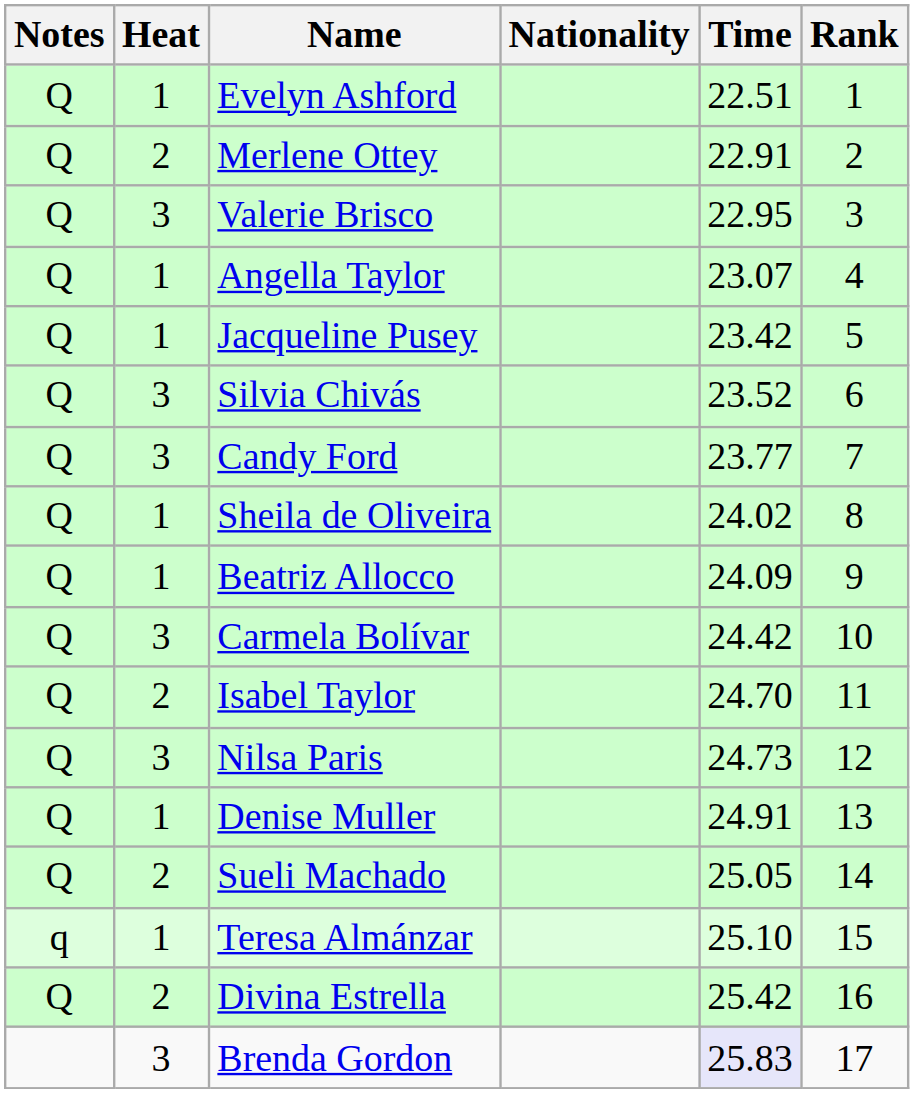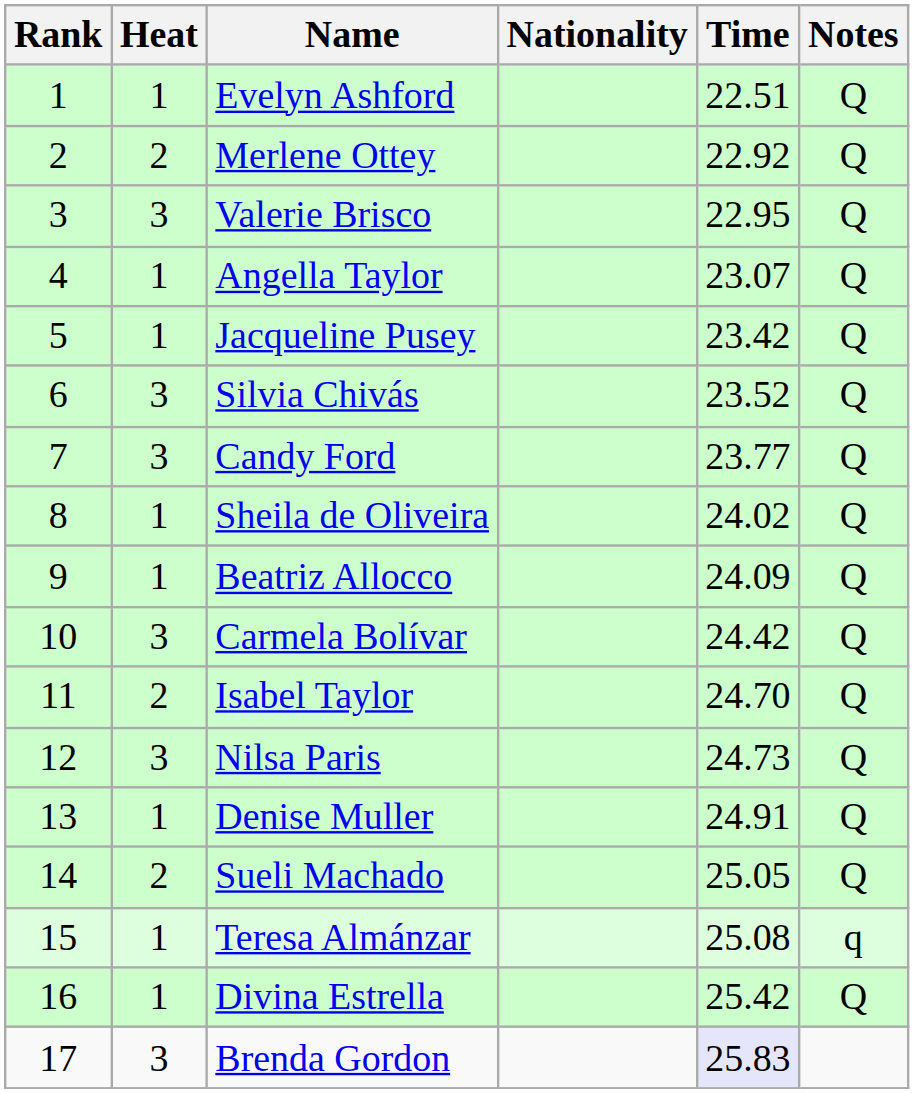columns swapped: (854, 34) <-> (59, 34)
(750, 154) 22.91 -> (748, 154) 22.92
(750, 936) 25.10 -> (748, 936) 25.08
(161, 996) 2 -> (159, 996) 1
